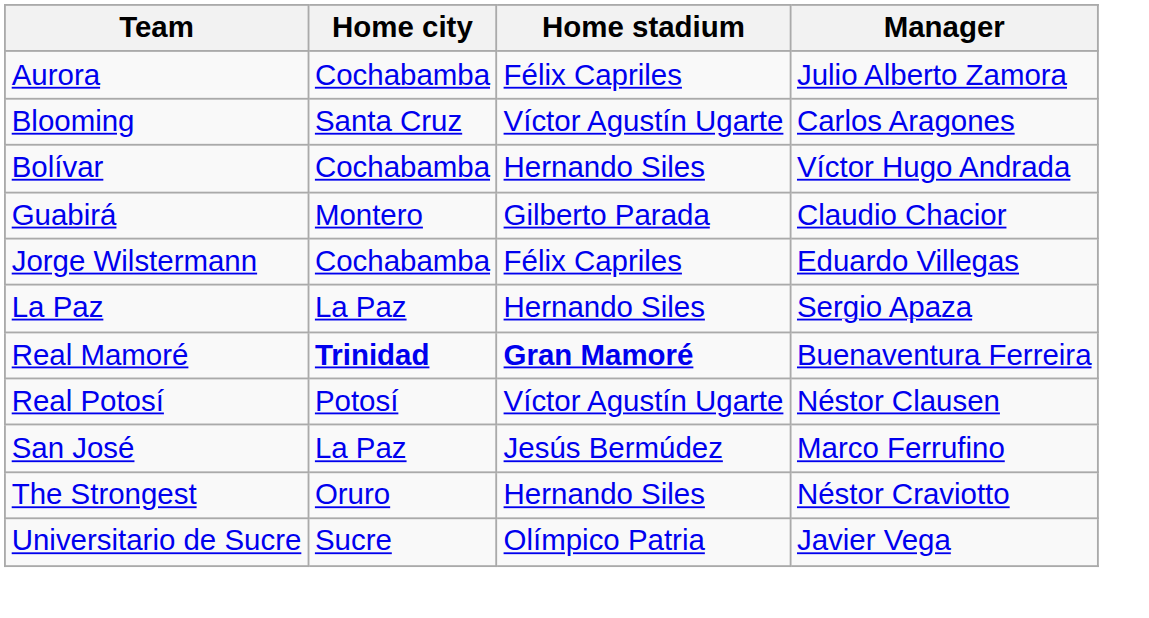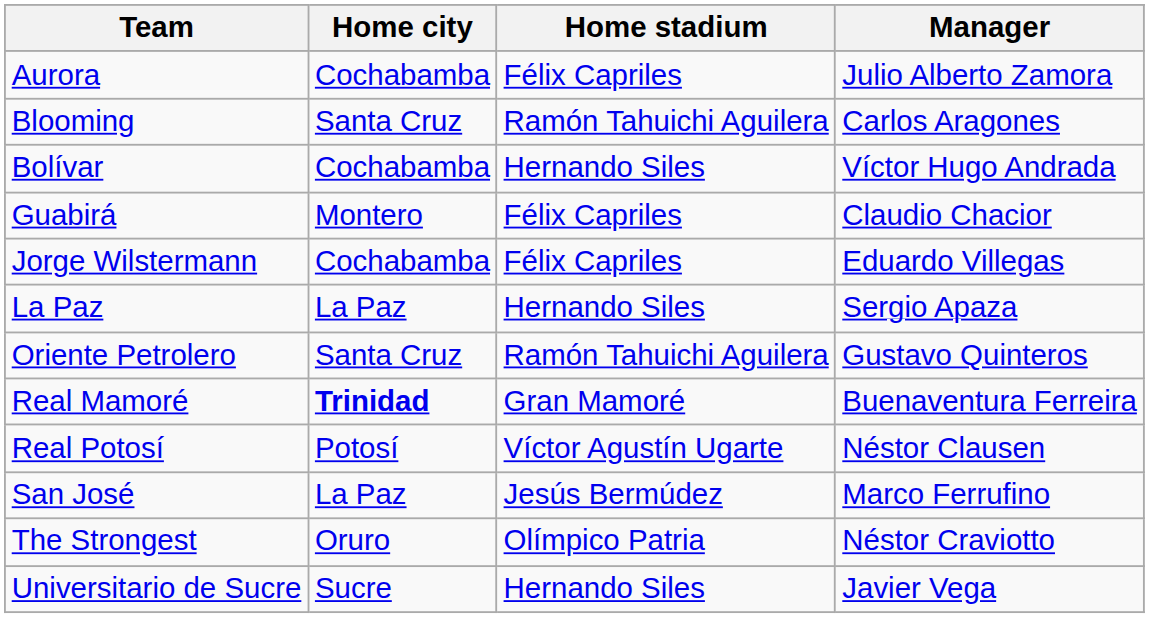(644, 121) Víctor Agustín Ugarte -> (666, 121) Ramón Tahuichi Aguilera
(607, 214) Gilberto Parada -> (593, 214) Félix Capriles
+ row: (124, 354)
(598, 354) bold -> (594, 401) normal
(604, 494) Hernando Siles -> (604, 541) Olímpico Patria
(604, 541) Olímpico Patria -> (604, 588) Hernando Siles
